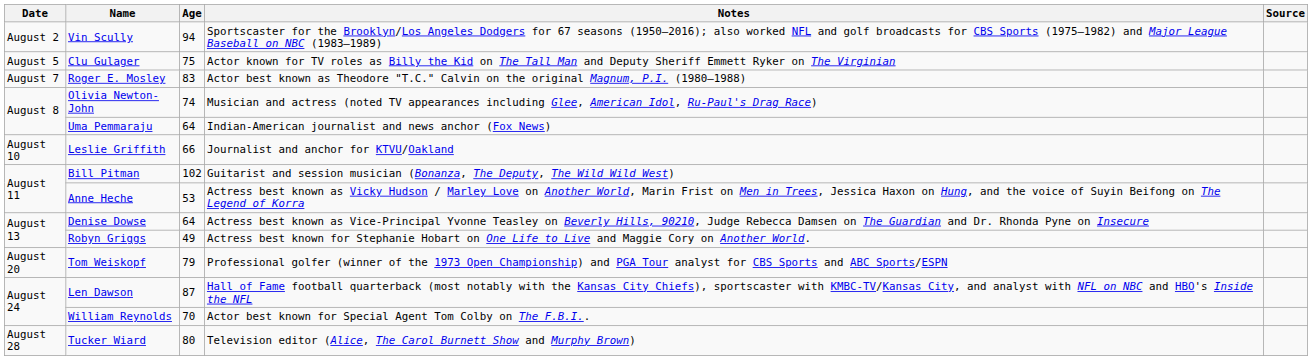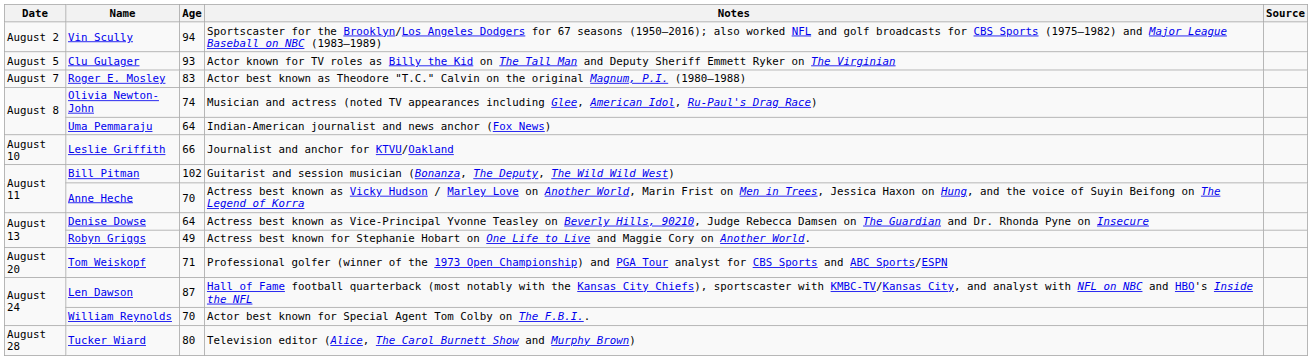(189, 61) 75 -> (189, 61) 93
(189, 197) 53 -> (189, 197) 70
(189, 263) 79 -> (189, 263) 71
